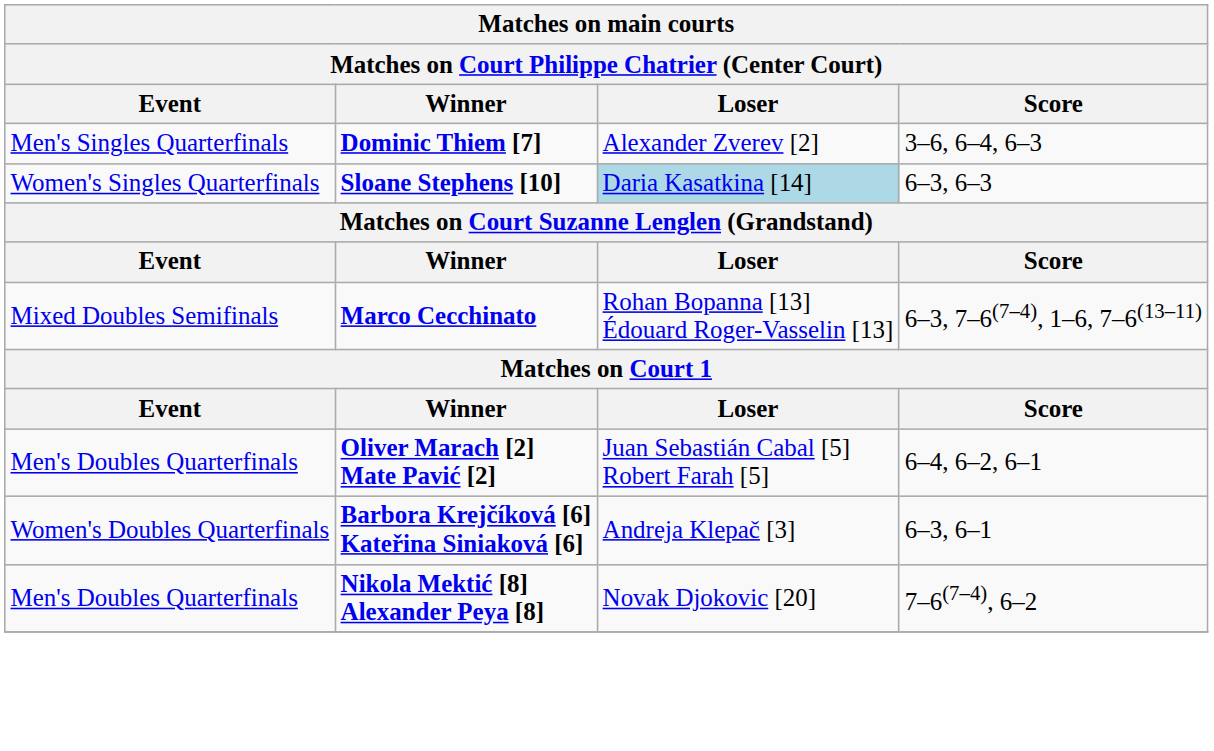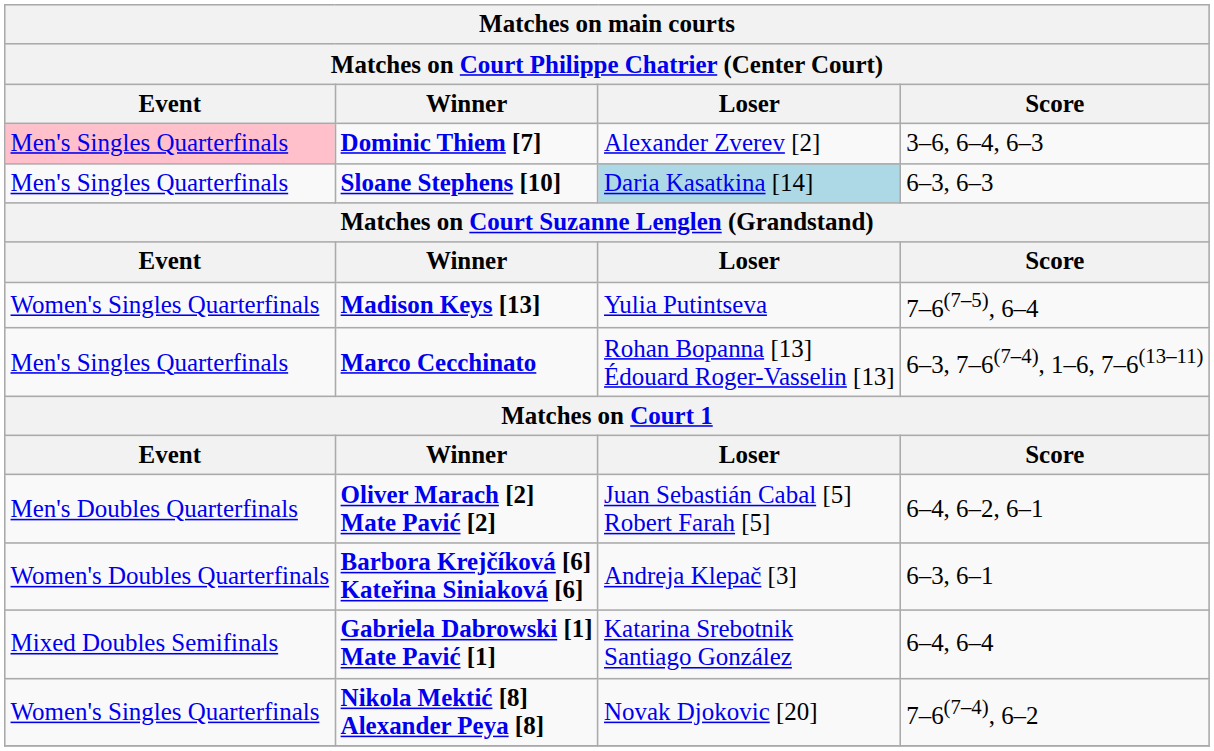(149, 143) no background -> (149, 143) pink background
(165, 182) Women's Singles Quarterfinals -> (149, 182) Men's Singles Quarterfinals
+ row: (440, 304)
(144, 315) Mixed Doubles Semifinals -> (149, 361) Men's Singles Quarterfinals
+ row: (467, 643)
(154, 597) Men's Doubles Quarterfinals -> (165, 711) Women's Singles Quarterfinals
